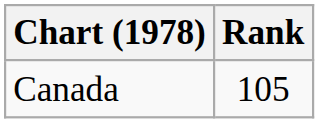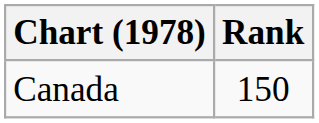(263, 88) 105 -> (263, 88) 150
